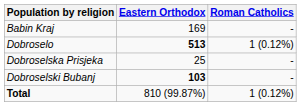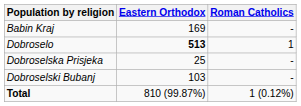(272, 45) 1 (0.12%) -> (291, 45) 1
(197, 77) bold -> (197, 77) normal
